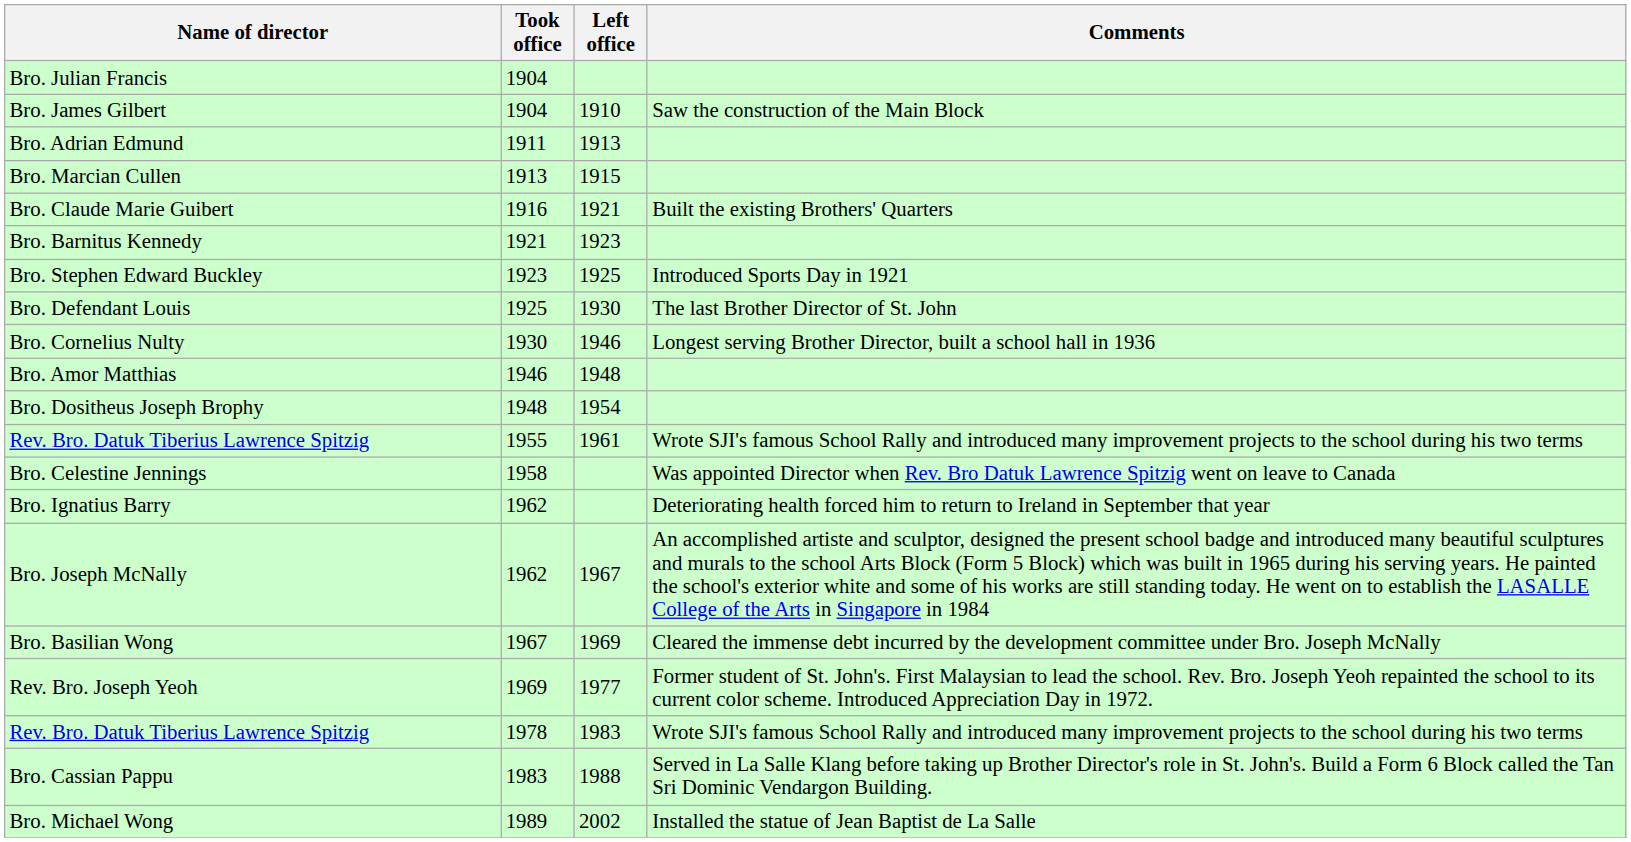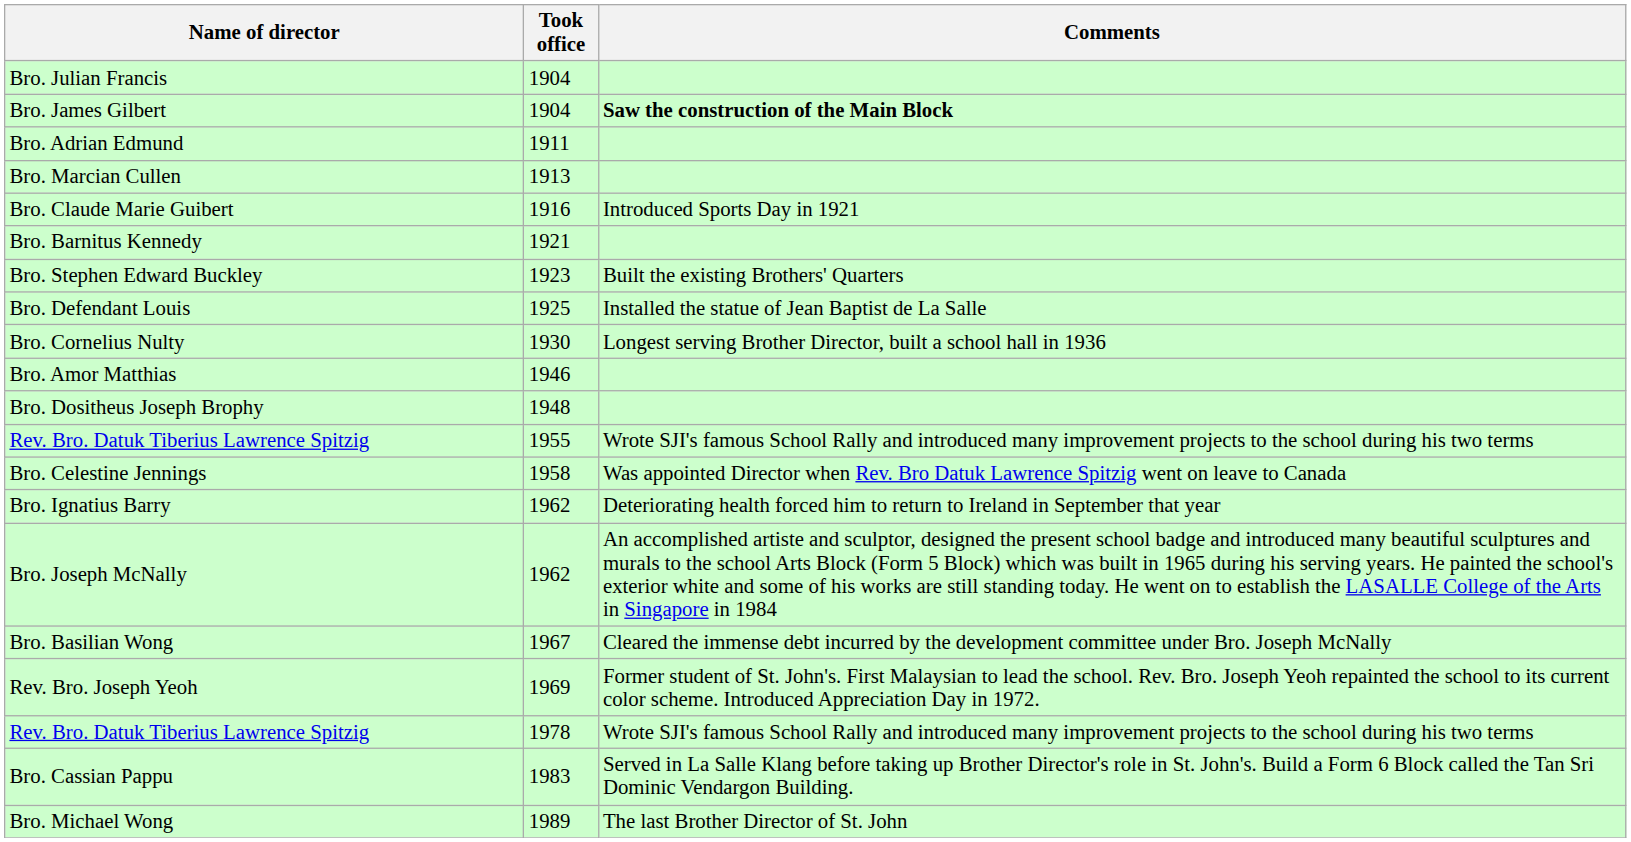- column: (611, 32)
(818, 110) normal -> (778, 110) bold
(803, 209) Built the existing Brothers' Quarters -> (731, 209) Introduced Sports Day in 1921
(781, 275) Introduced Sports Day in 1921 -> (753, 275) Built the existing Brothers' Quarters
(804, 308) The last Brother Director of St. John -> (795, 308) Installed the statue of Jean Baptist de La Salle
(844, 821) Installed the statue of Jean Baptist de La Salle -> (755, 821) The last Brother Director of St. John
